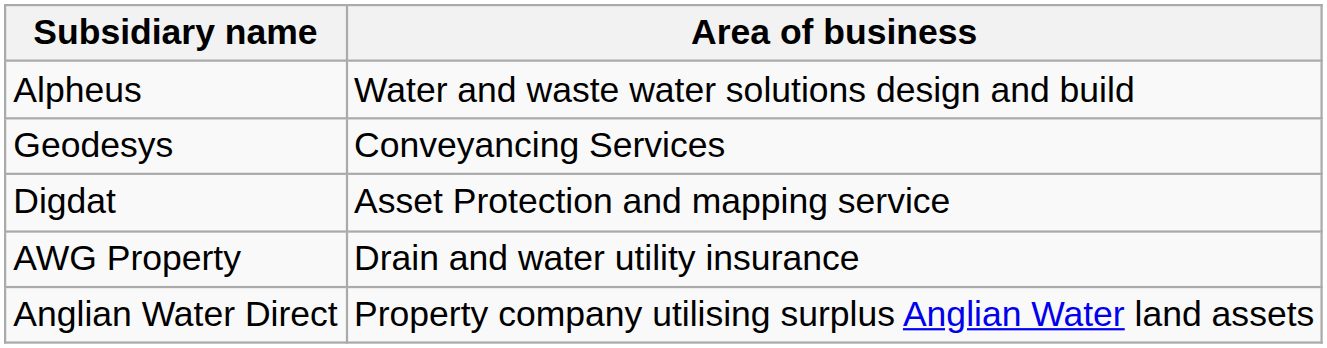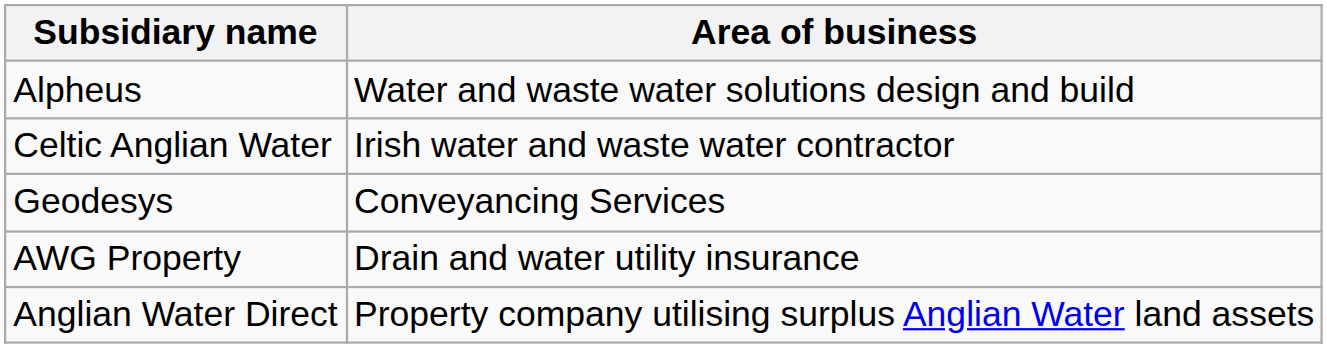+ row: (173, 145)
- row: (65, 201)
